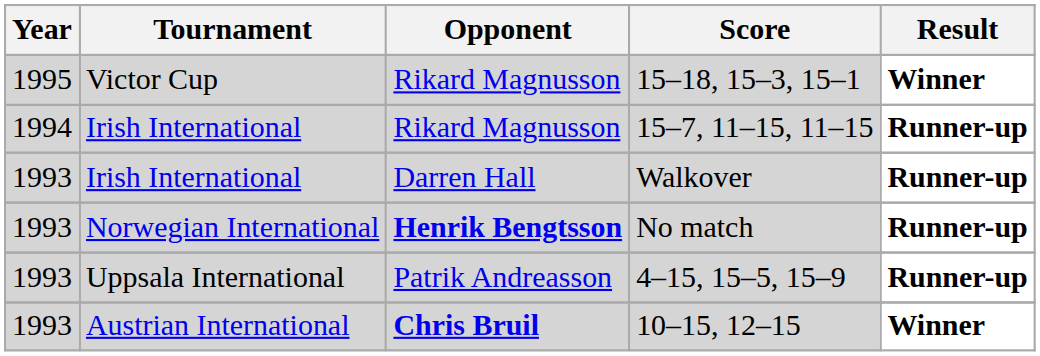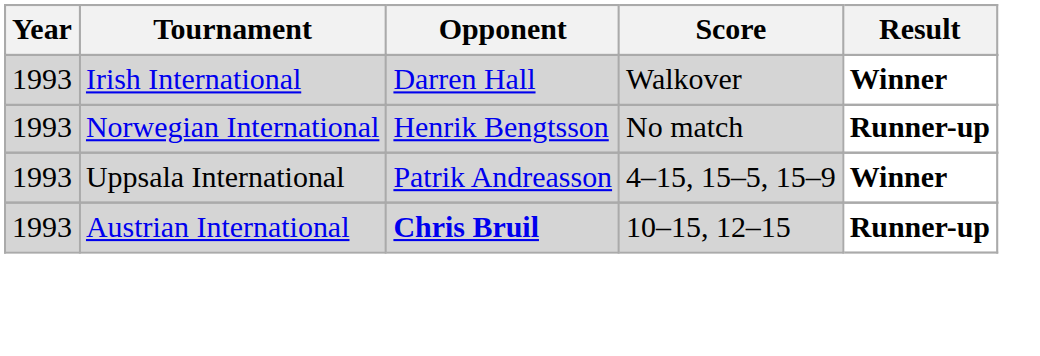- row: (748, 78)
- row: (755, 128)
(958, 177) Runner-up -> (898, 78) Winner
(508, 227) bold -> (501, 128) normal
(958, 276) Runner-up -> (898, 177) Winner
(936, 325) Winner -> (920, 227) Runner-up
